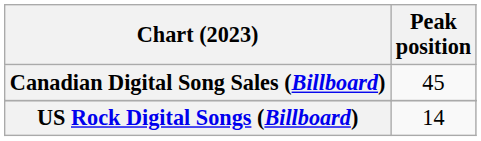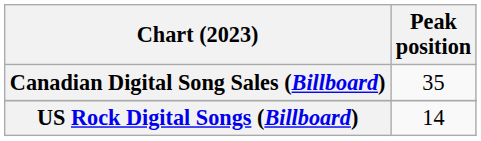(433, 82) 45 -> (433, 82) 35
